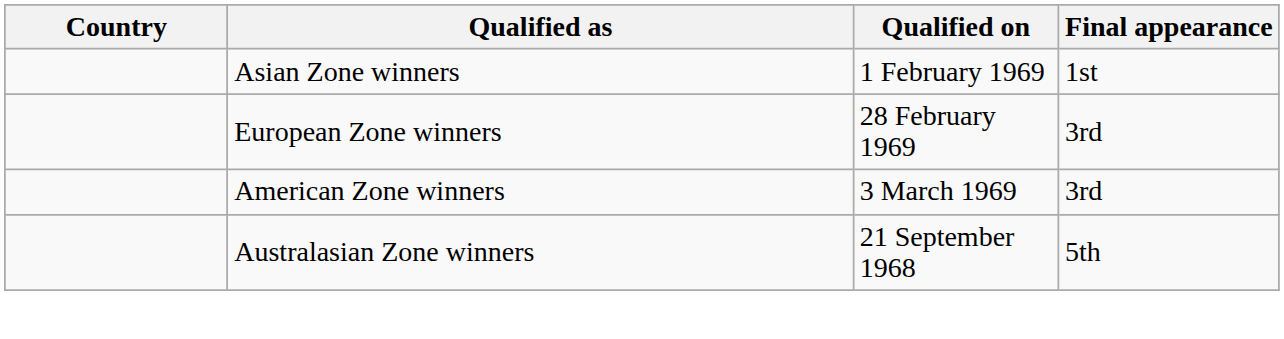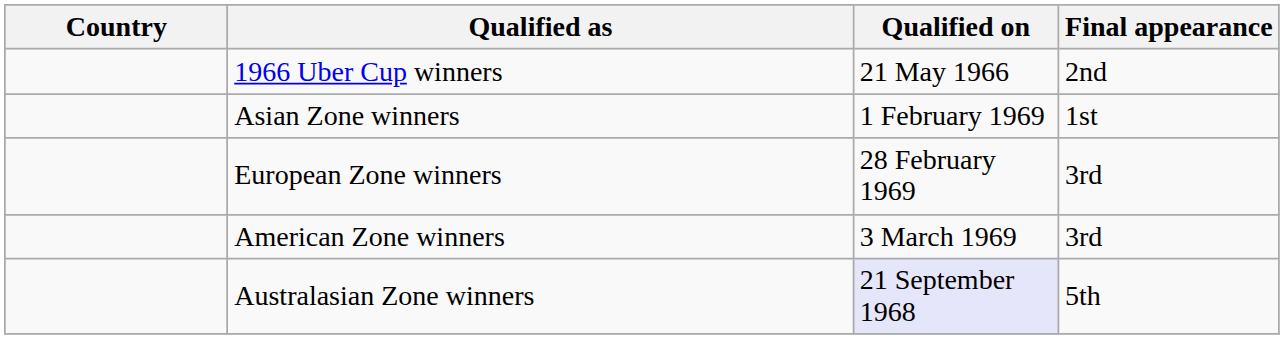+ row: (368, 71)
(937, 251) no background -> (937, 295) lavender background
